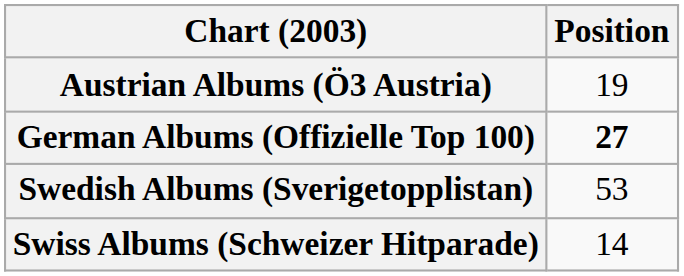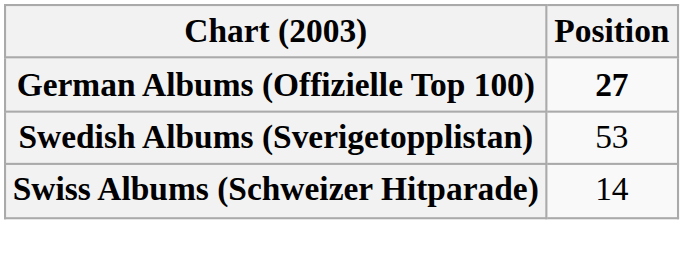- row: (276, 84)
